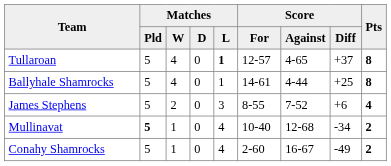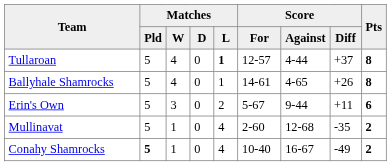(296, 60) 4-65 -> (296, 60) 4-44
(296, 82) 4-44 -> (296, 82) 4-65
(344, 82) +25 -> (344, 82) +26
+ row: (36, 104)
- row: (47, 104)
(147, 127) bold -> (147, 127) normal
(256, 127) 10-40 -> (253, 127) 2-60
(342, 127) -34 -> (342, 127) -35
(147, 149) normal -> (147, 149) bold
(253, 149) 2-60 -> (256, 149) 10-40
